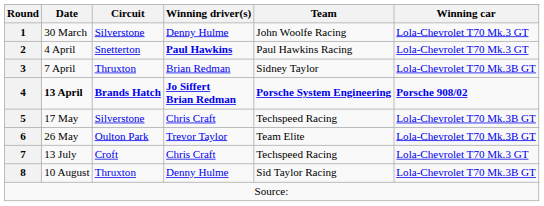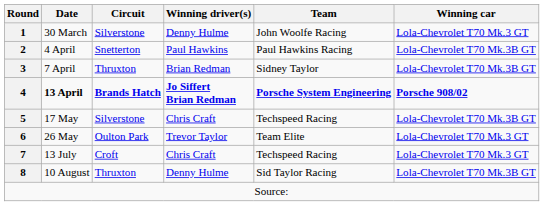(199, 50) bold -> (197, 50) normal
(462, 50) Lola-Chevrolet T70 Mk.3 GT -> (466, 50) Lola-Chevrolet T70 Mk.3B GT
(466, 136) Lola-Chevrolet T70 Mk.3B GT -> (462, 136) Lola-Chevrolet T70 Mk.3 GT
